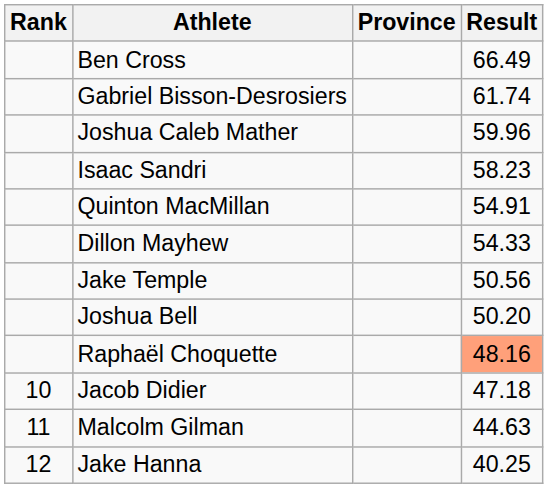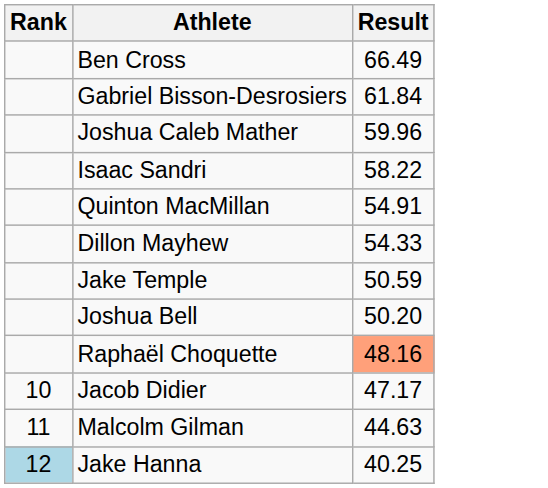- column: (407, 22)
(502, 96) 61.74 -> (393, 96) 61.84
(502, 170) 58.23 -> (393, 170) 58.22
(502, 280) 50.56 -> (393, 280) 50.59
(502, 390) 47.18 -> (393, 390) 47.17
(38, 464) no background -> (38, 464) lightblue background
